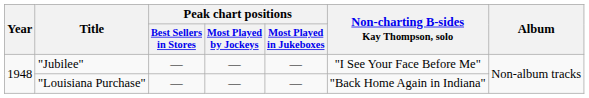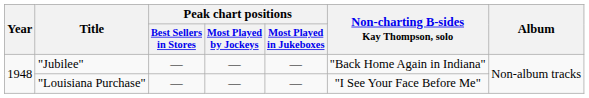(408, 64) "I See Your Face Before Me" -> (408, 64) "Back Home Again in Indiana"
(408, 83) "Back Home Again in Indiana" -> (408, 83) "I See Your Face Before Me"
